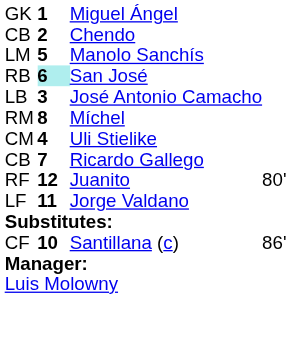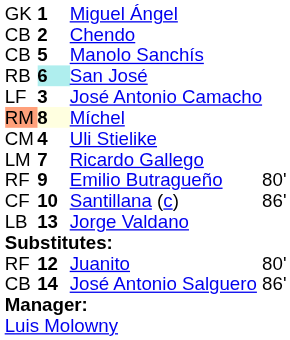(18, 55) LM -> (18, 55) CB
(16, 97) LB -> (16, 97) LF
(19, 117) no background -> (19, 117) lightsalmon background
(42, 117) no background -> (42, 117) lightyellow background
(18, 159) CB -> (18, 159) LM
+ row: (146, 180)
rows swapped: (124, 242) <-> (100, 180)
(16, 201) LF -> (16, 221) LB
(47, 201) 11 -> (48, 221) 13
+ row: (163, 284)
